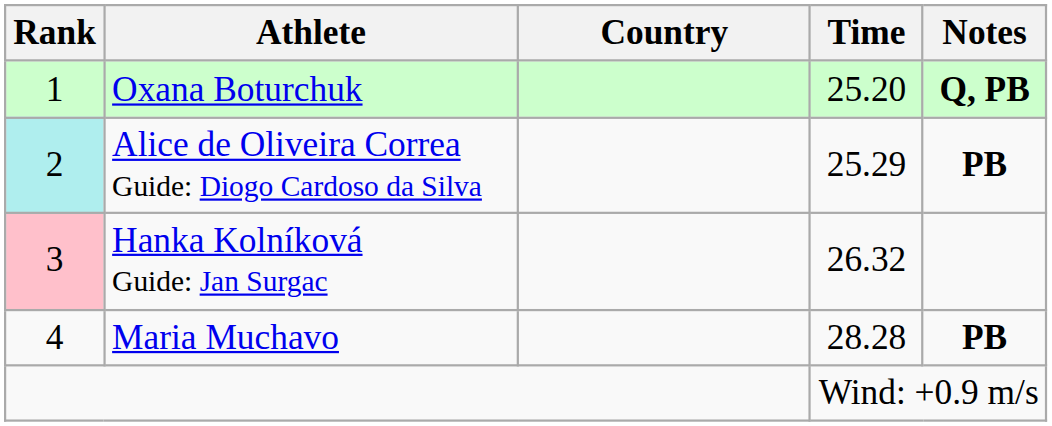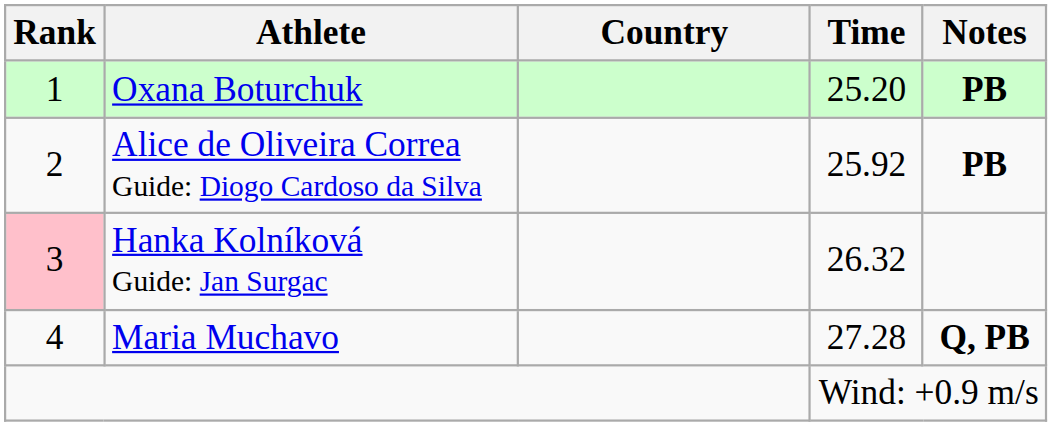(985, 88) Q, PB -> (985, 88) PB
(55, 164) paleturquoise background -> (55, 164) no background
(866, 164) 25.29 -> (866, 164) 25.92
(866, 336) 28.28 -> (866, 336) 27.28
(985, 336) PB -> (985, 336) Q, PB
